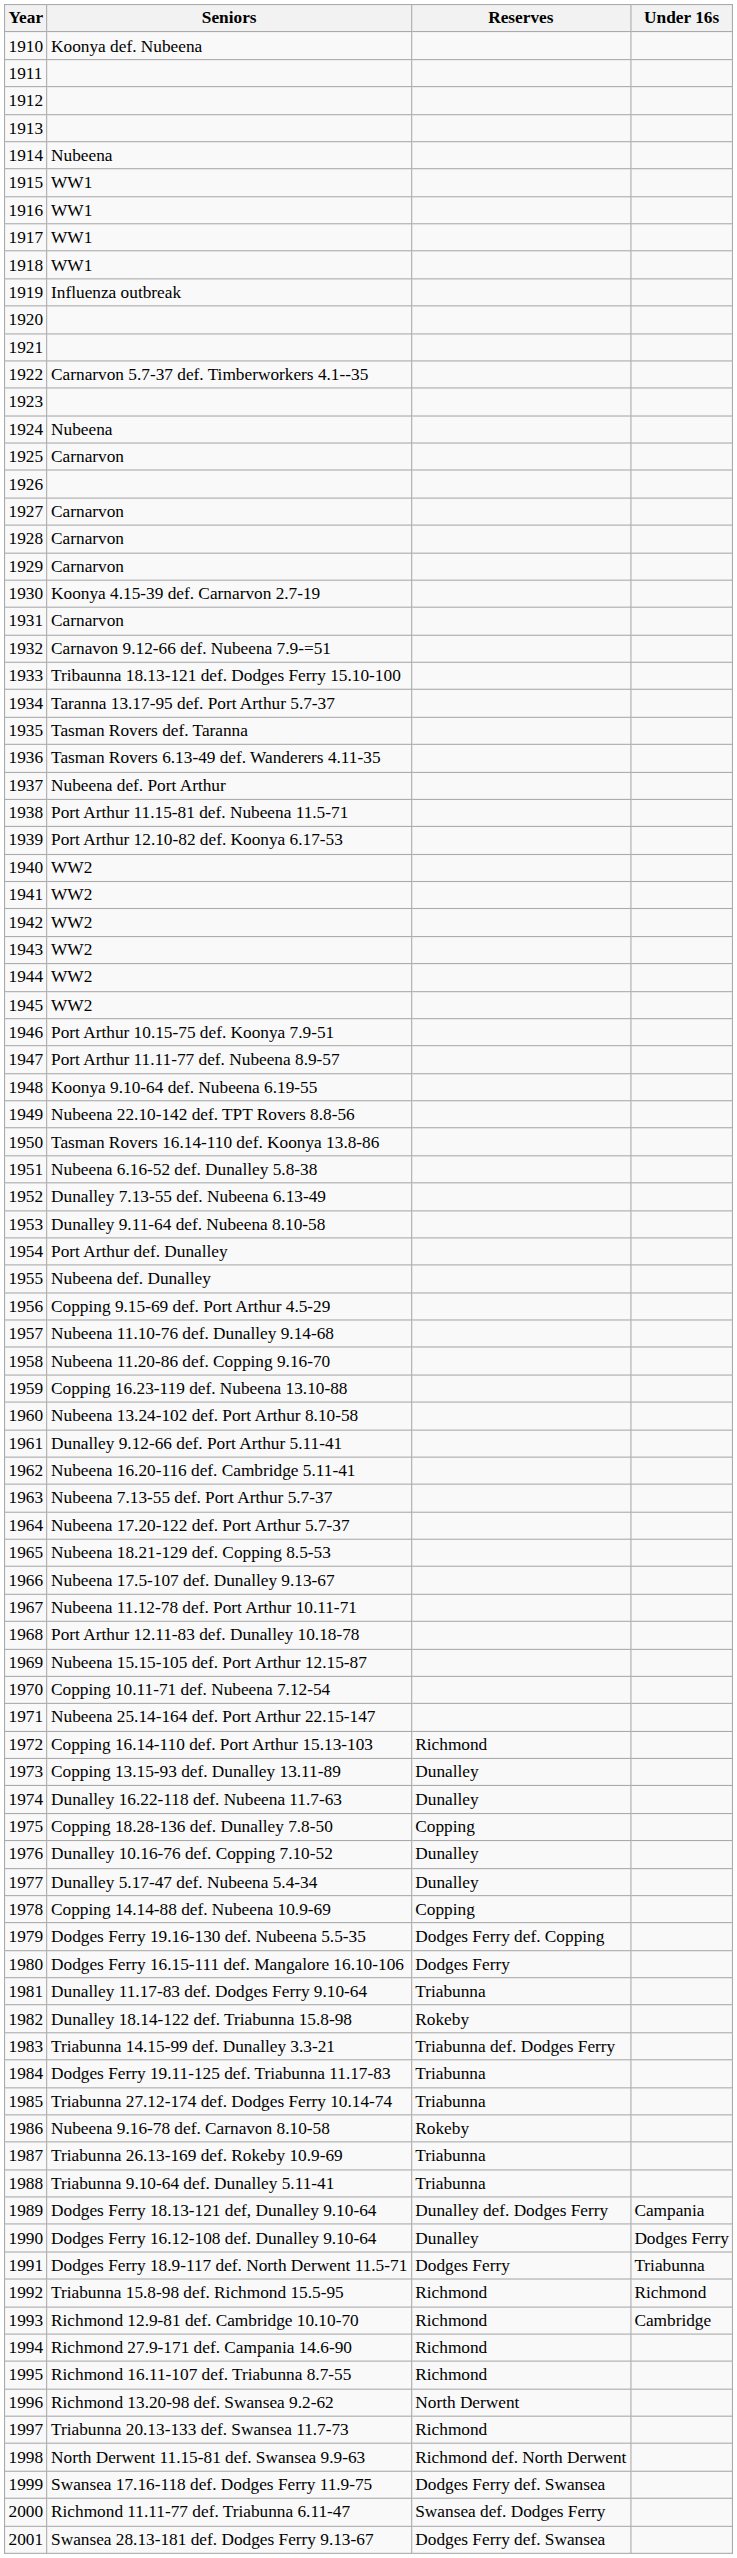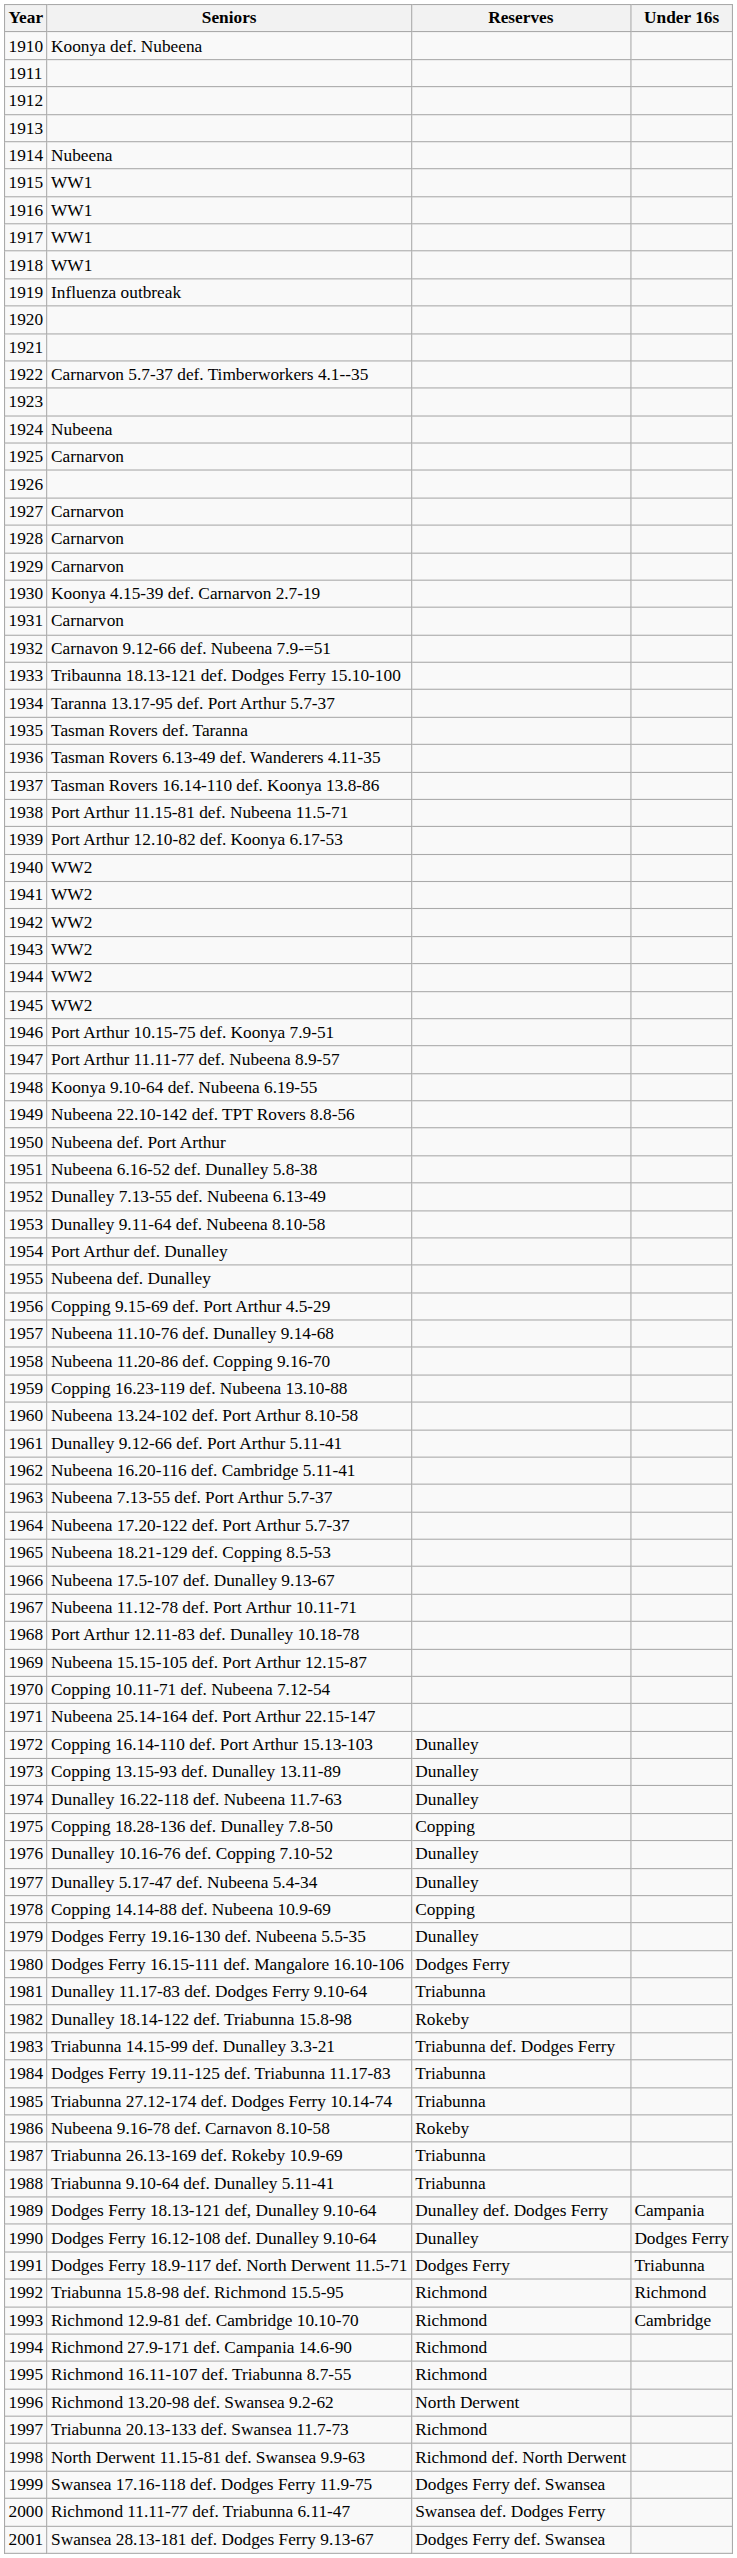(138, 785) Nubeena def. Port Arthur -> (215, 785) Tasman Rovers 16.14-110 def. Koonya 13.8-86
(215, 1141) Tasman Rovers 16.14-110 def. Koonya 13.8-86 -> (138, 1141) Nubeena def. Port Arthur
(451, 1744) Richmond -> (447, 1744) Dunalley
(510, 1936) Dodges Ferry def. Copping -> (447, 1936) Dunalley
